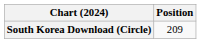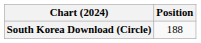(175, 30) 209 -> (175, 30) 188
